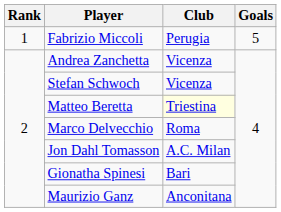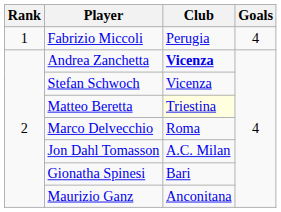(256, 38) 5 -> (256, 38) 4
(189, 60) normal -> (190, 60) bold
